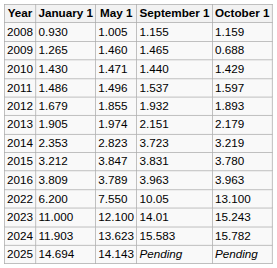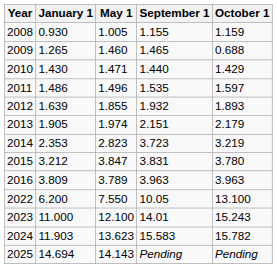(154, 87) 1.537 -> (154, 87) 1.535
(53, 106) 1.679 -> (53, 106) 1.639
